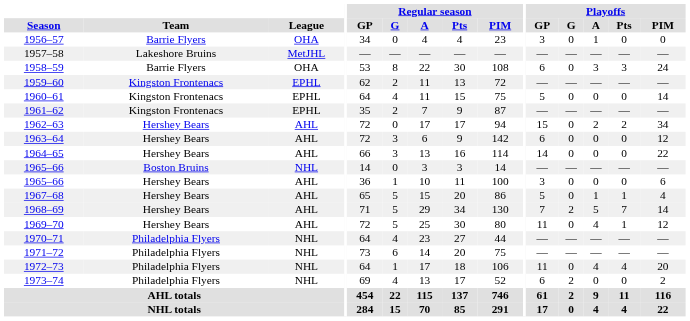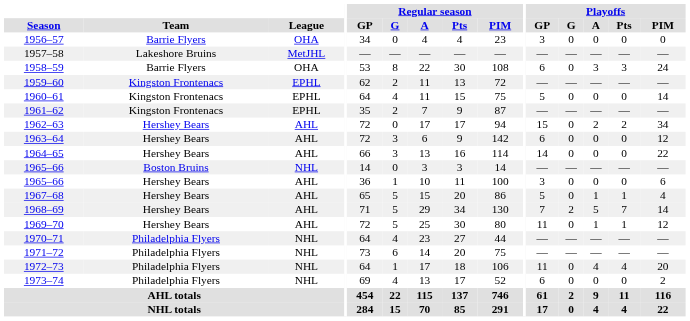(596, 39) 1 -> (596, 39) 0
(596, 224) 4 -> (596, 224) 1
(571, 281) 2 -> (571, 281) 0
